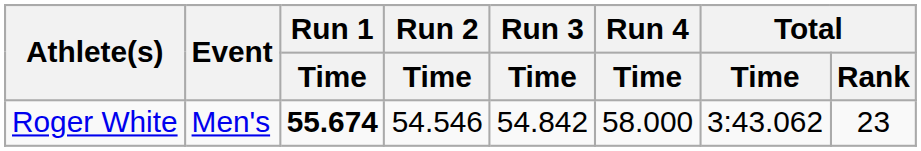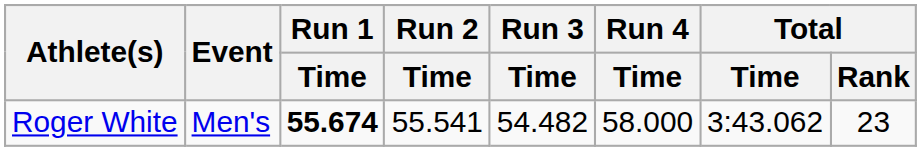(437, 123) 54.546 -> (437, 123) 55.541
(542, 123) 54.842 -> (542, 123) 54.482
